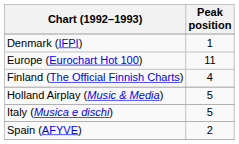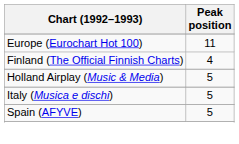- row: (45, 43)
(210, 130) 2 -> (210, 113) 5
